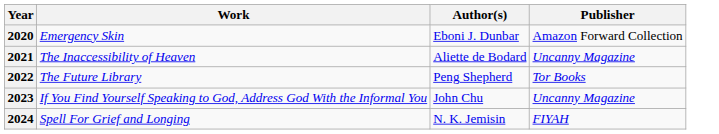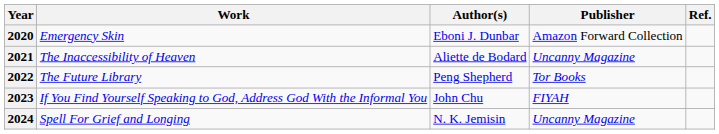+ column: (700, 14)
(584, 98) Uncanny Magazine -> (551, 98) FIYAH
(551, 118) FIYAH -> (584, 118) Uncanny Magazine
